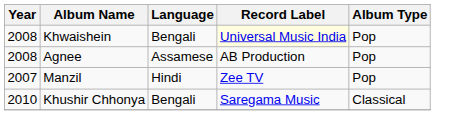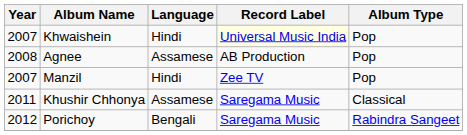(22, 36) 2008 -> (22, 36) 2007
(173, 36) Bengali -> (166, 36) Hindi
(22, 99) 2010 -> (22, 99) 2011
(173, 99) Bengali -> (182, 99) Assamese
+ row: (69, 120)
